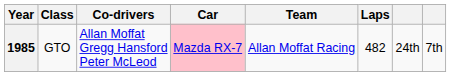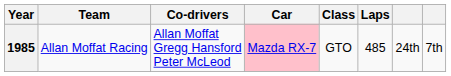columns swapped: (302, 15) <-> (57, 15)
(375, 48) 482 -> (375, 48) 485
